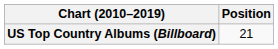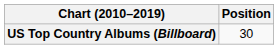(246, 34) 21 -> (246, 34) 30
